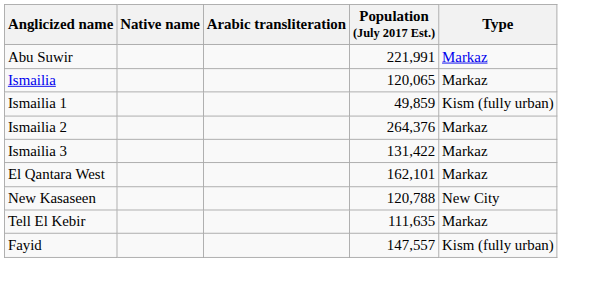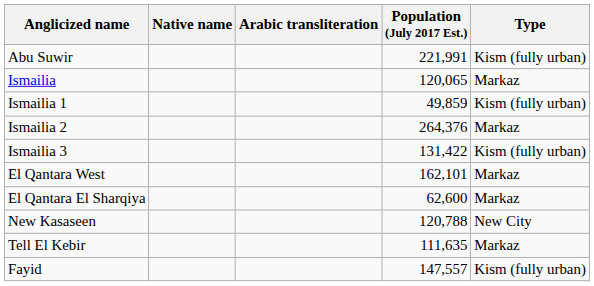(465, 56) Markaz -> (530, 56) Kism (fully urban)
(465, 151) Markaz -> (530, 151) Kism (fully urban)
+ row: (77, 198)
